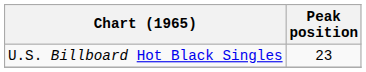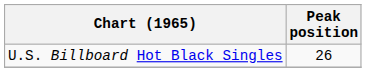(324, 56) 23 -> (324, 56) 26
